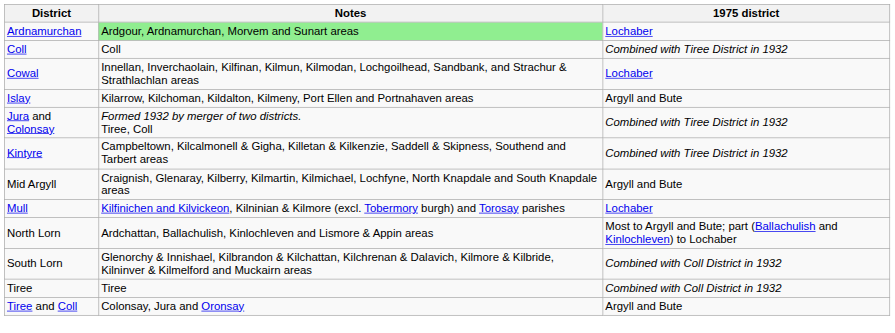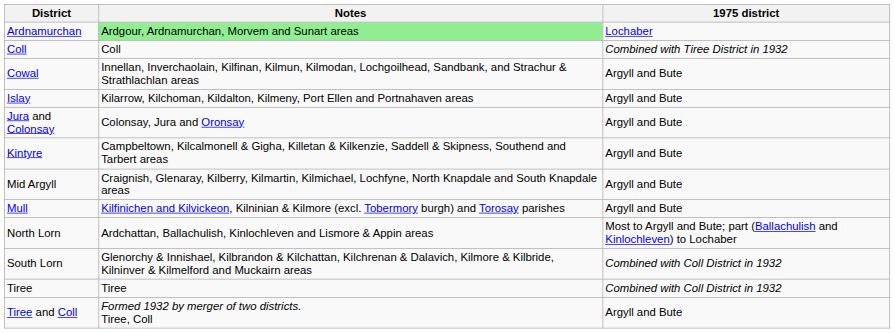(629, 73) Lochaber -> (644, 73) Argyll and Bute
(201, 122) Formed 1932 by merger of two districts. Tiree, Coll -> (173, 122) Colonsay, Jura and Oronsay
(696, 122) Combined with Tiree District in 1932 -> (644, 122) Argyll and Bute
(696, 153) Combined with Tiree District in 1932 -> (644, 153) Argyll and Bute
(629, 208) Lochaber -> (644, 208) Argyll and Bute
(173, 306) Colonsay, Jura and Oronsay -> (201, 312) Formed 1932 by merger of two districts. Tiree, Coll
